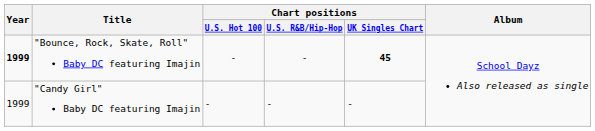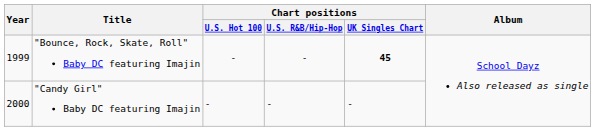(18, 58) bold -> (18, 58) normal
(18, 103) 1999 -> (18, 103) 2000
